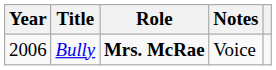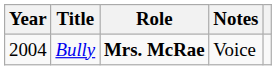(28, 49) 2006 -> (28, 49) 2004
